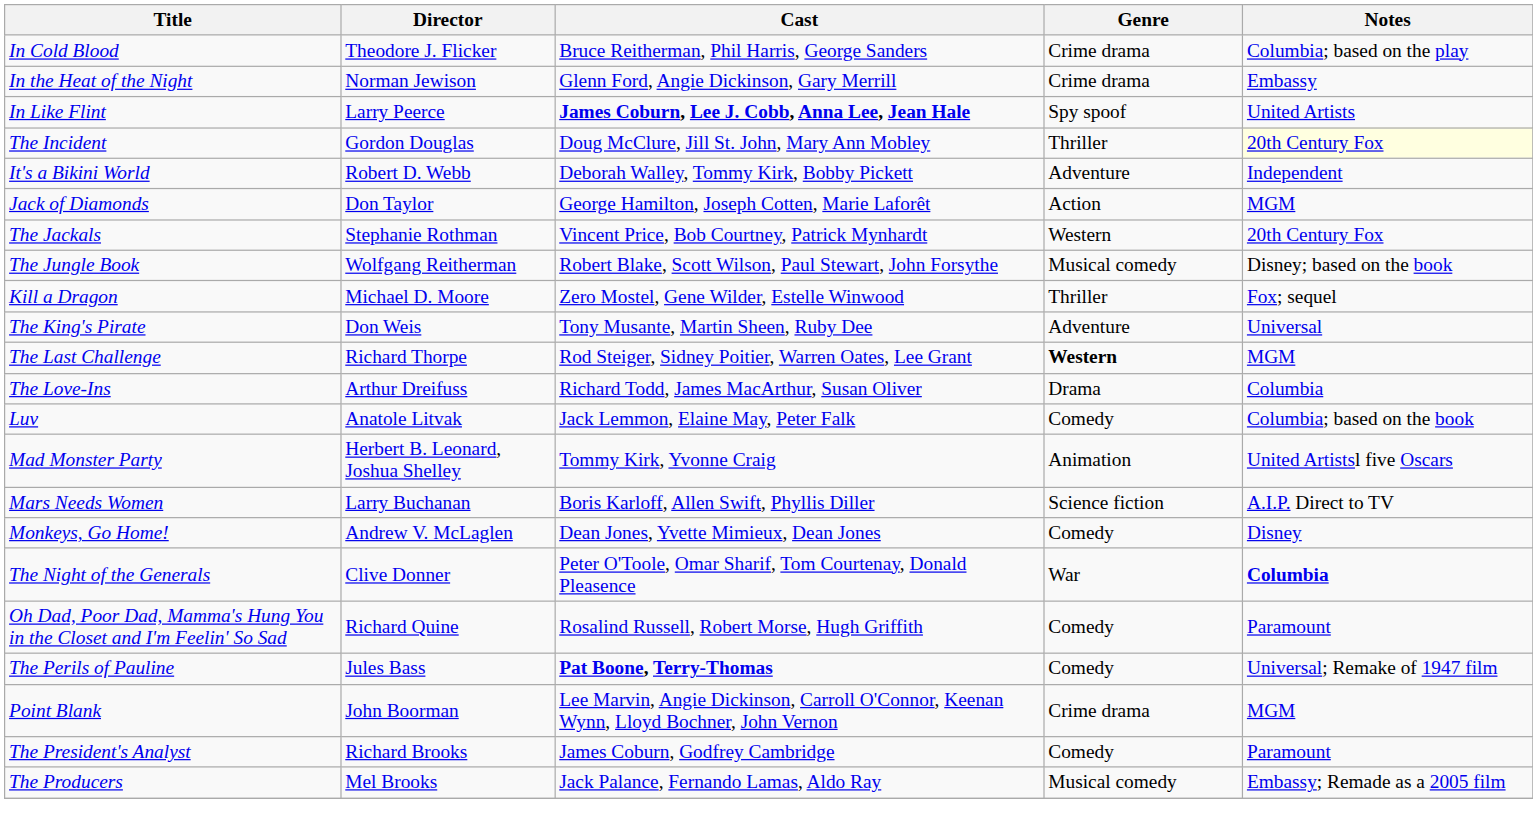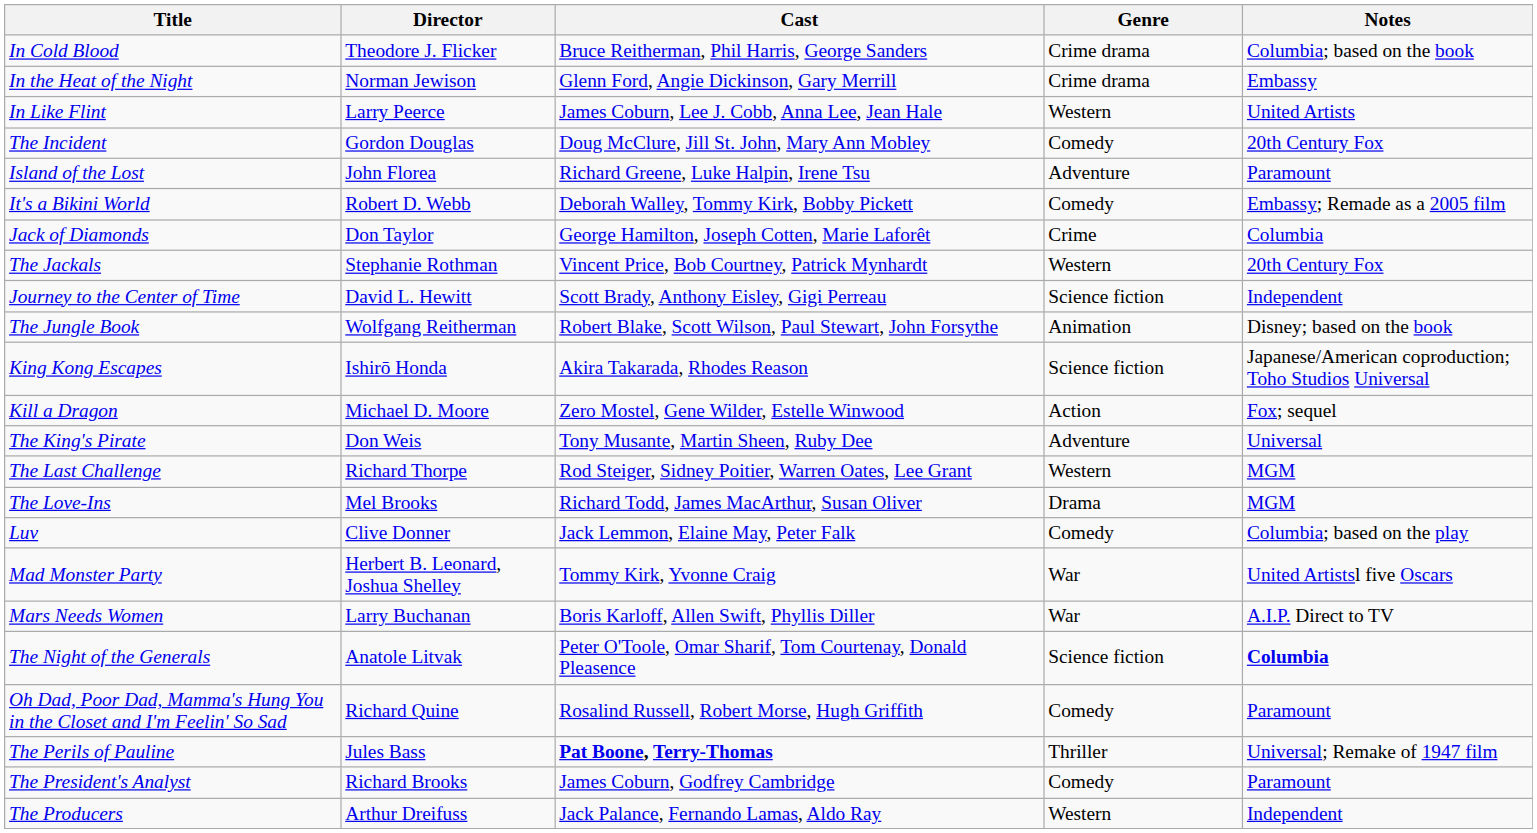(1358, 50) Columbia; based on the play -> (1360, 50) Columbia; based on the book
(765, 111) bold -> (751, 111) normal
(1087, 111) Spy spoof -> (1080, 111) Western
(1078, 142) Thriller -> (1081, 142) Comedy
(1315, 142) lightyellow background -> (1315, 142) no background
+ row: (77, 173)
(1089, 173) Adventure -> (1081, 204) Comedy
(1295, 173) Independent -> (1376, 204) Embassy; Remade as a 2005 film
(1075, 204) Action -> (1072, 234) Crime
(1271, 204) MGM -> (1285, 234) Columbia
+ row: (124, 296)
(1113, 265) Musical comedy -> (1090, 326) Animation
+ row: (85, 368)
(1078, 296) Thriller -> (1075, 410) Action
(1083, 357) bold -> (1080, 471) normal
(406, 388) Arthur Dreifuss -> (391, 502) Mel Brooks
(1285, 388) Columbia -> (1271, 502) MGM
(404, 419) Anatole Litvak -> (398, 532) Clive Donner
(1360, 419) Columbia; based on the book -> (1358, 532) Columbia; based on the play
(1090, 460) Animation -> (1064, 574) War
(1106, 502) Science fiction -> (1064, 616) War
- row: (89, 532)
(398, 574) Clive Donner -> (404, 657) Anatole Litvak
(1064, 574) War -> (1106, 657) Science fiction
(1081, 668) Comedy -> (1078, 751) Thriller
- row: (55, 710)
(391, 782) Mel Brooks -> (406, 813) Arthur Dreifuss
(1113, 782) Musical comedy -> (1080, 813) Western
(1376, 782) Embassy; Remade as a 2005 film -> (1295, 813) Independent
